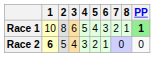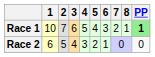(64, 28) 8 -> (64, 28) 7
(50, 44) bold -> (50, 44) normal
